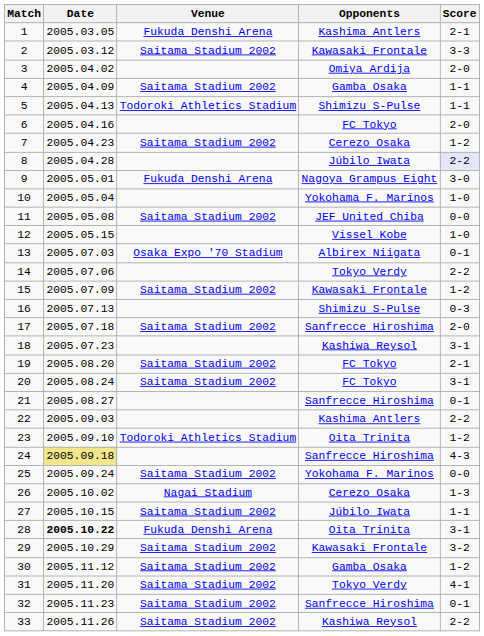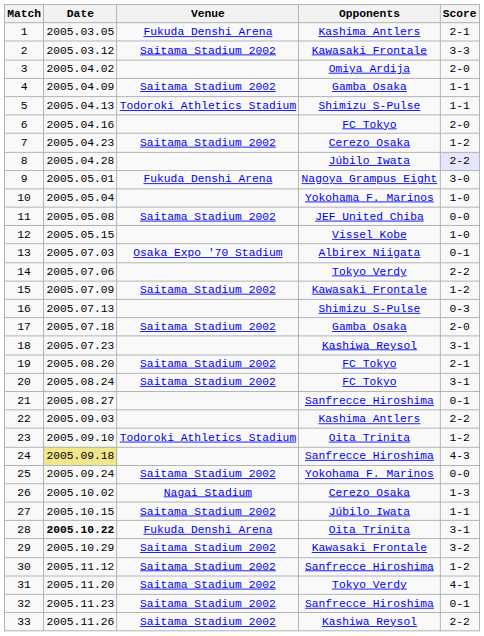(369, 327) Sanfrecce Hiroshima -> (369, 327) Gamba Osaka
(369, 567) Gamba Osaka -> (369, 567) Sanfrecce Hiroshima
